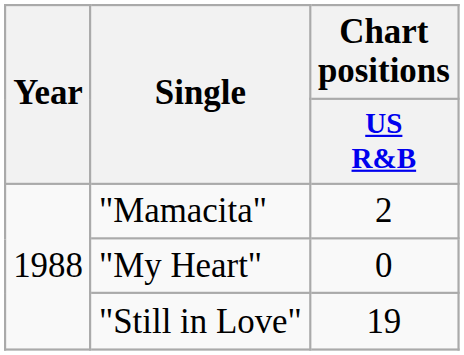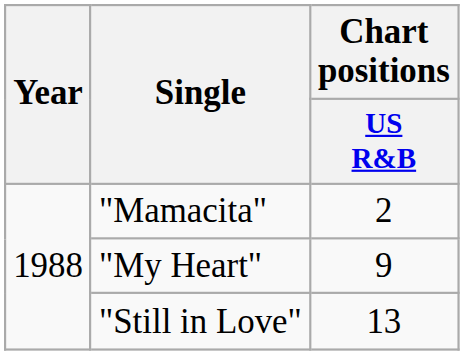(384, 265) 0 -> (384, 265) 9
(384, 320) 19 -> (384, 320) 13
